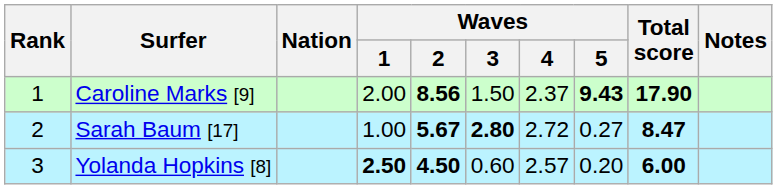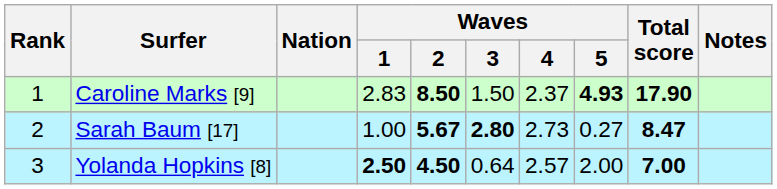(384, 93) 2.00 -> (384, 93) 2.83
(438, 93) 8.56 -> (438, 93) 8.50
(601, 93) 9.43 -> (601, 93) 4.93
(547, 129) 2.72 -> (547, 129) 2.73
(493, 165) 0.60 -> (493, 165) 0.64
(601, 165) 0.20 -> (601, 165) 2.00
(664, 165) 6.00 -> (664, 165) 7.00
